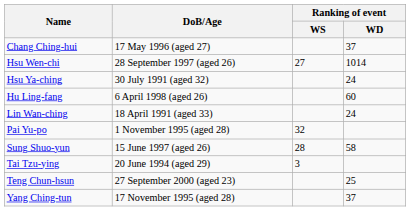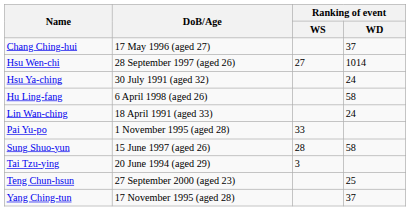(351, 97) 60 -> (351, 97) 58
(300, 130) 32 -> (300, 130) 33
